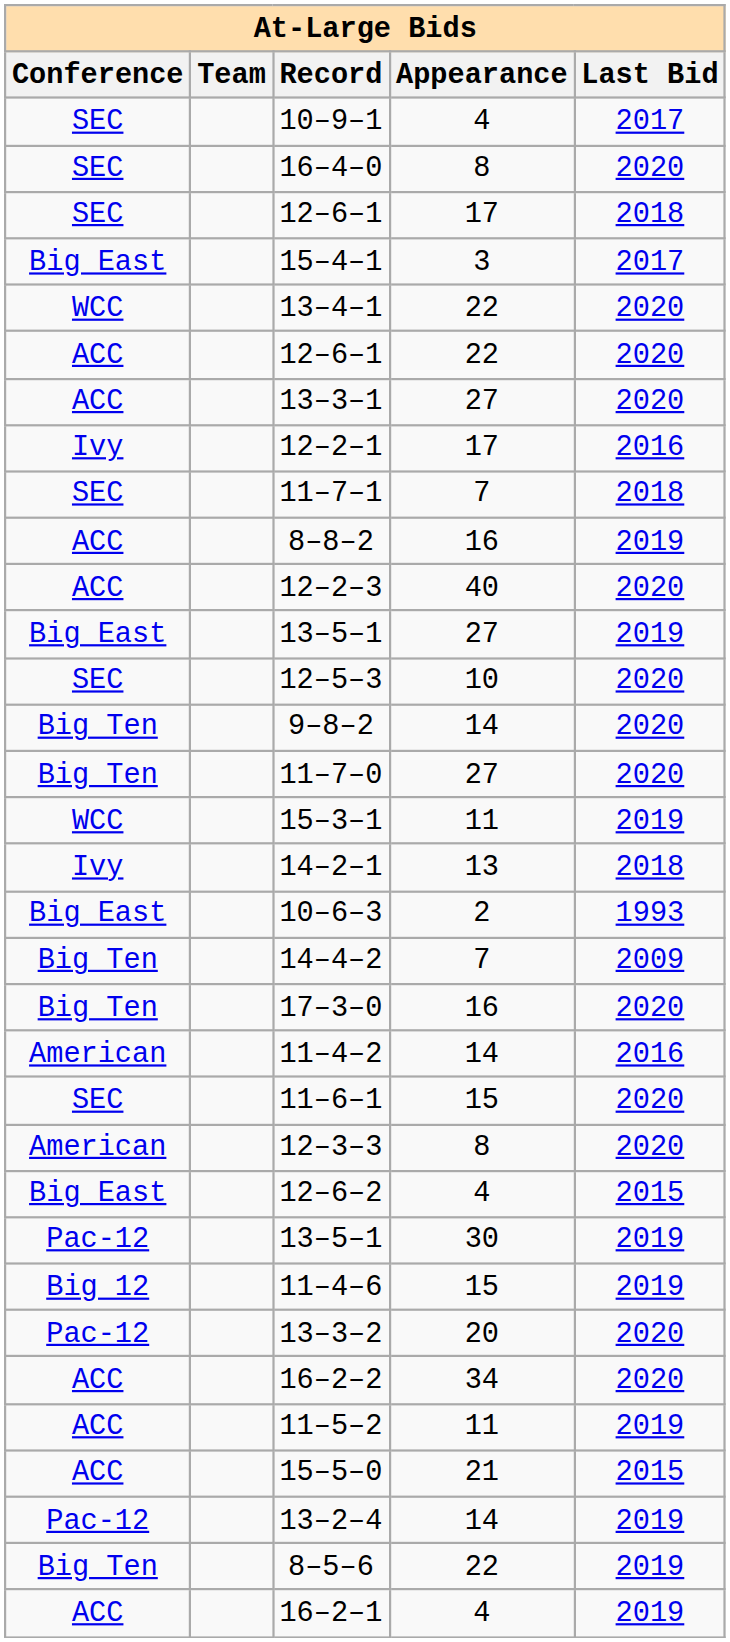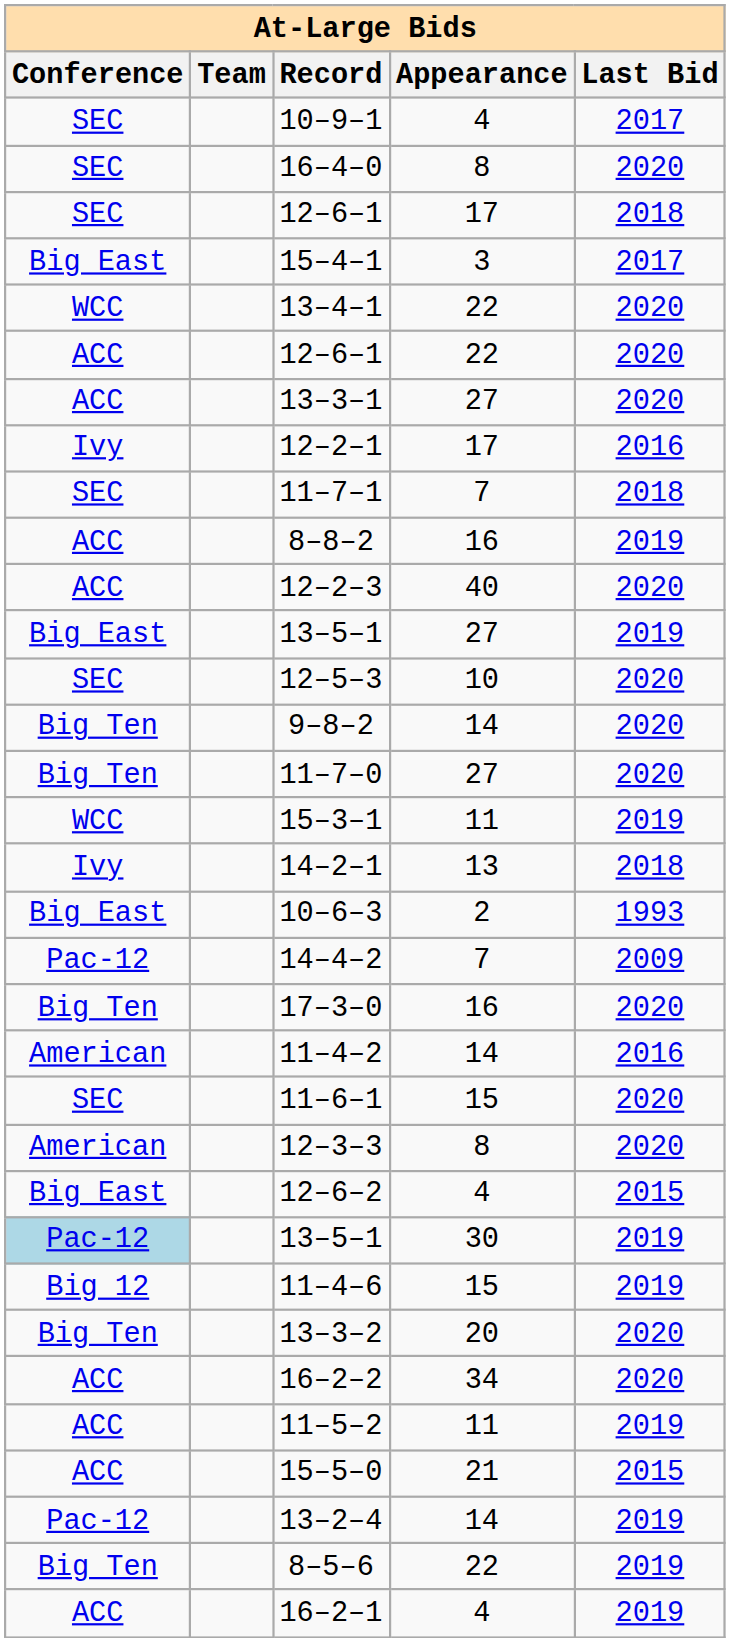(98, 961) Big Ten -> (98, 961) Pac-12
(98, 1240) no background -> (98, 1240) lightblue background
(98, 1334) Pac-12 -> (98, 1334) Big Ten
